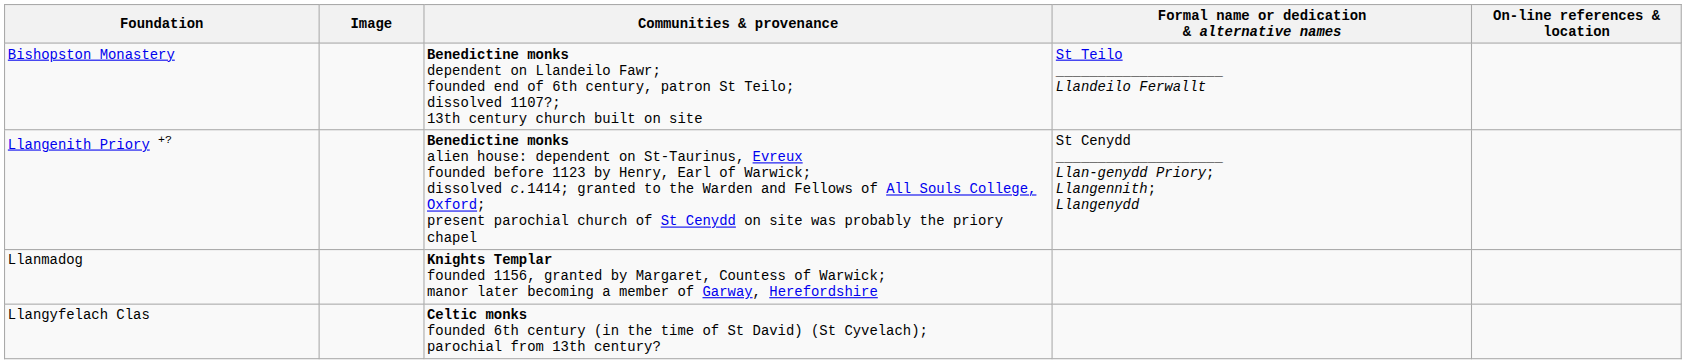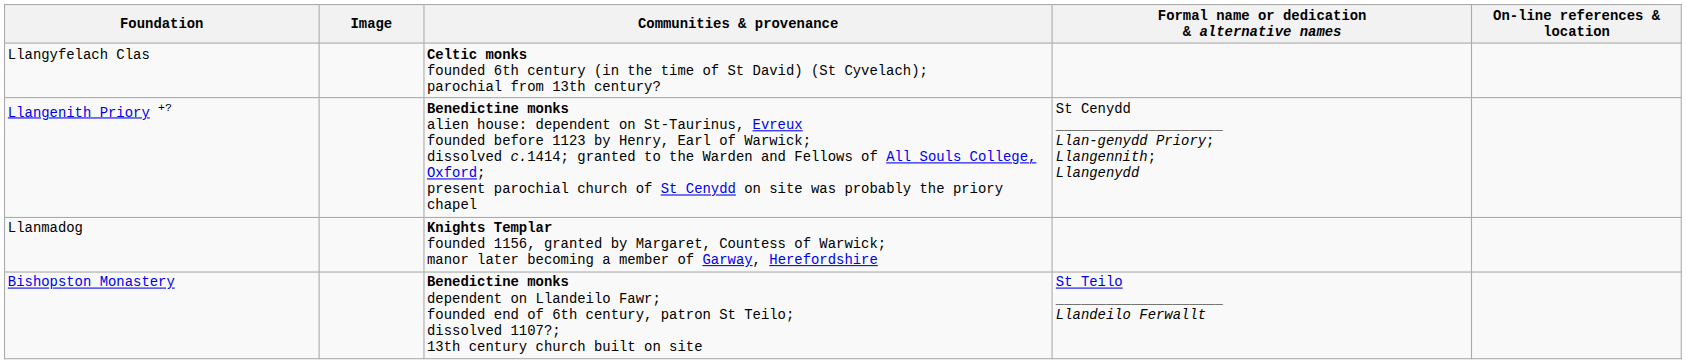rows swapped: (91, 55) <-> (79, 315)
